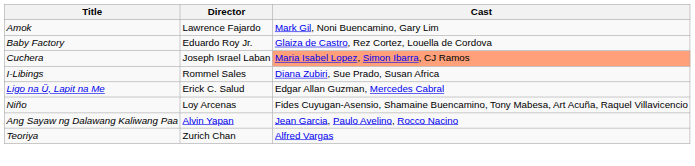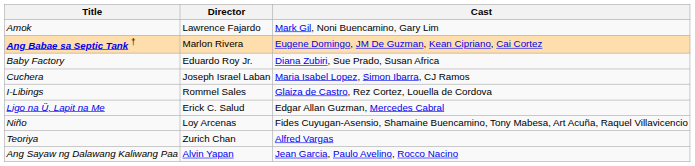+ row: (71, 44)
(383, 43) Glaiza de Castro, Rez Cortez, Louella de Cordova -> (357, 61) Diana Zubiri, Sue Prado, Susan Africa
(372, 58) lightsalmon background -> (372, 76) no background
(357, 74) Diana Zubiri, Sue Prado, Susan Africa -> (383, 92) Glaiza de Castro, Rez Cortez, Louella de Cordova
rows swapped: (92, 120) <-> (22, 136)
